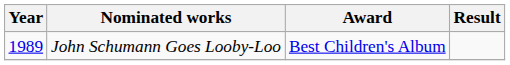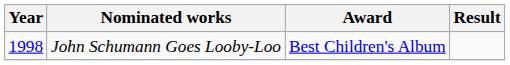(26, 45) 1989 -> (26, 45) 1998
